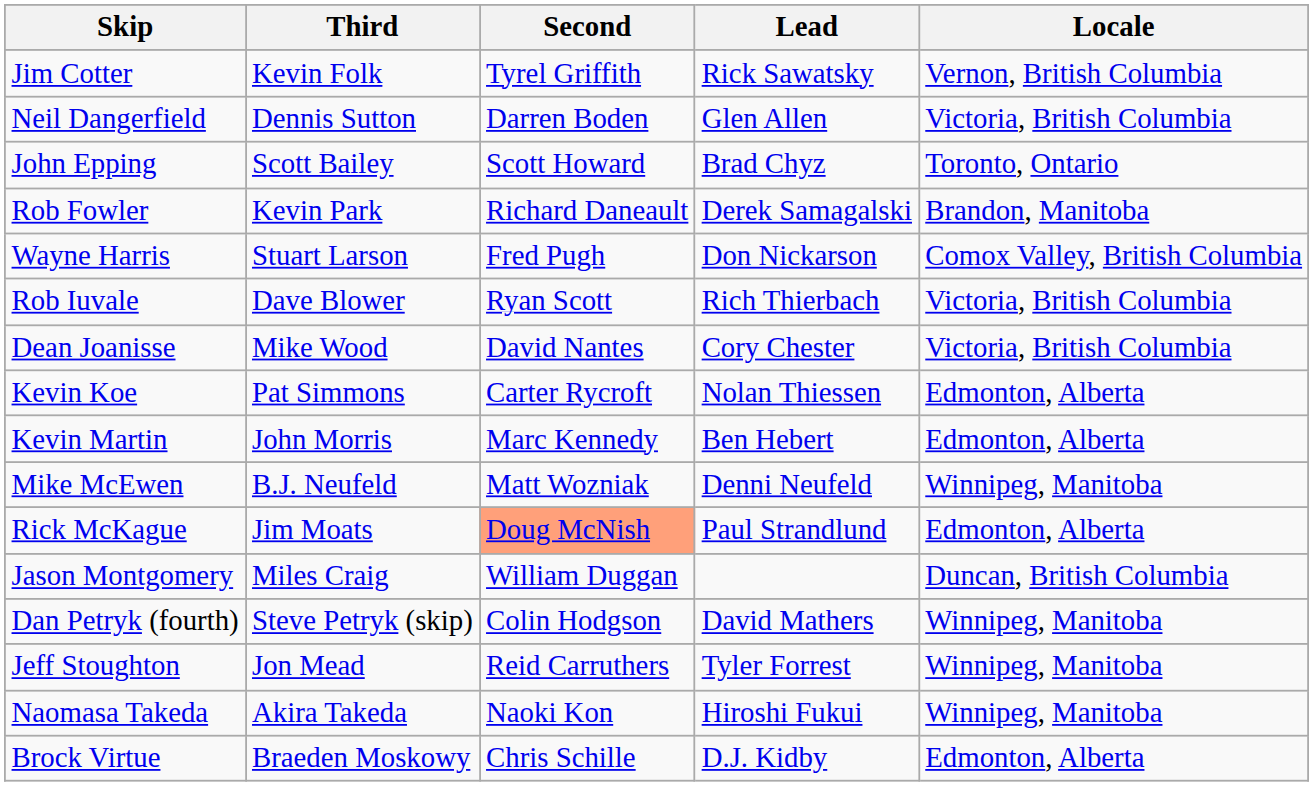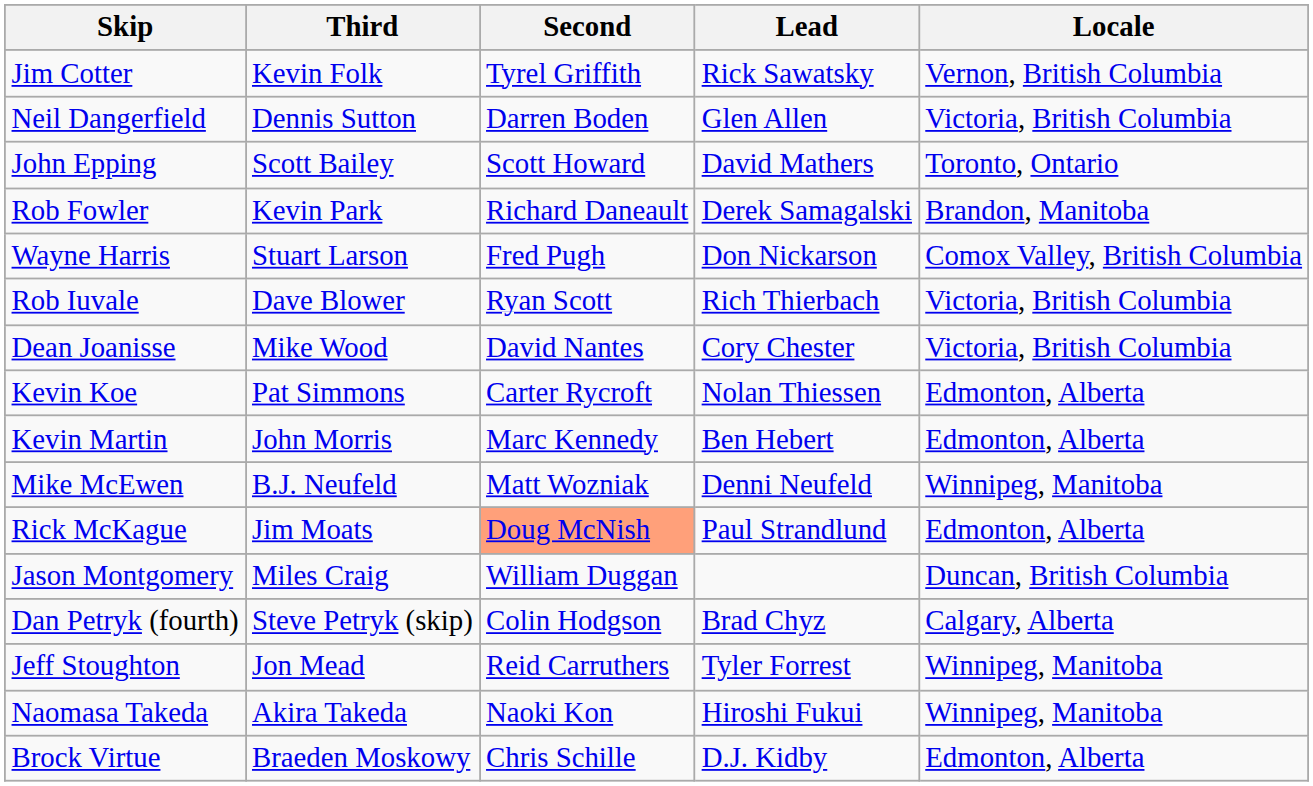(764, 164) Brad Chyz -> (788, 164) David Mathers
(788, 621) David Mathers -> (764, 621) Brad Chyz
(1044, 621) Winnipeg, Manitoba -> (1020, 621) Calgary, Alberta
